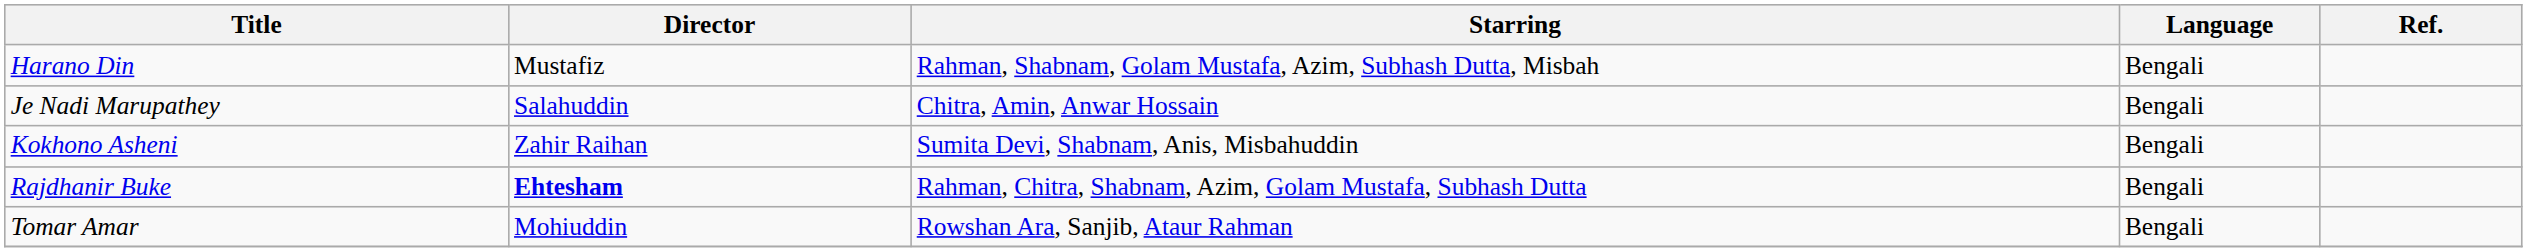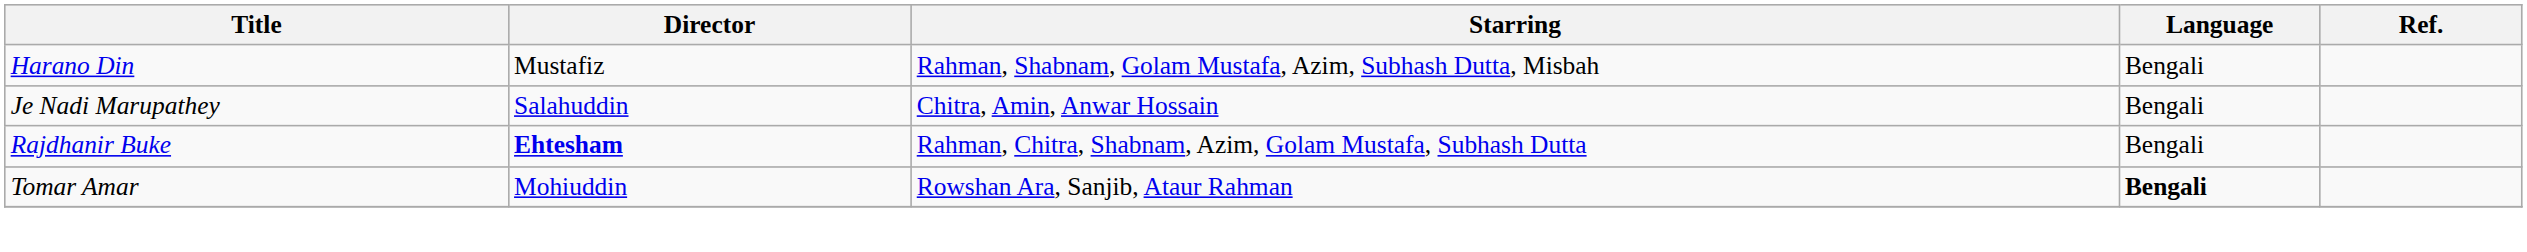- row: (94, 145)
(2164, 226) normal -> (2166, 186) bold
